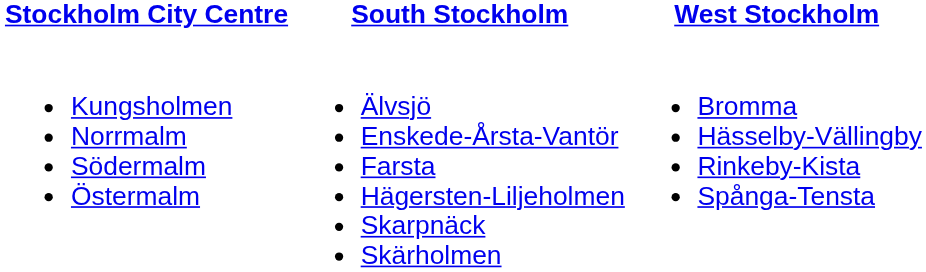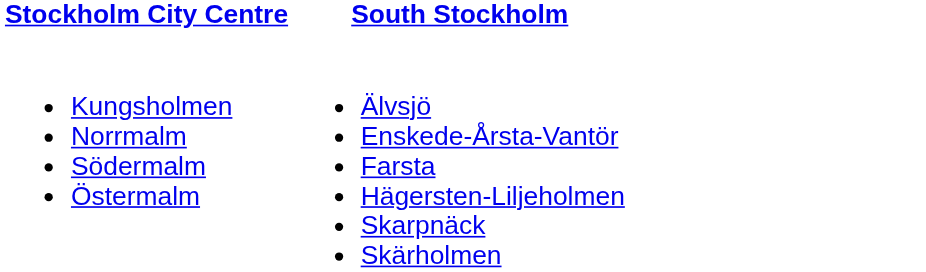- column: (777, 14)
